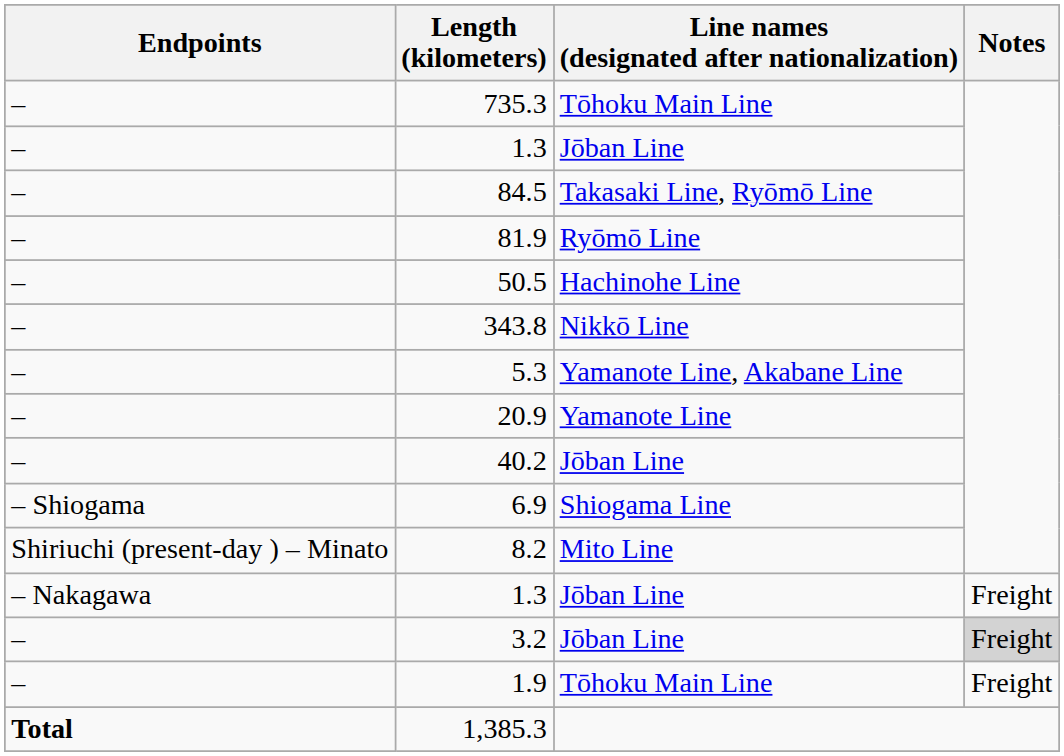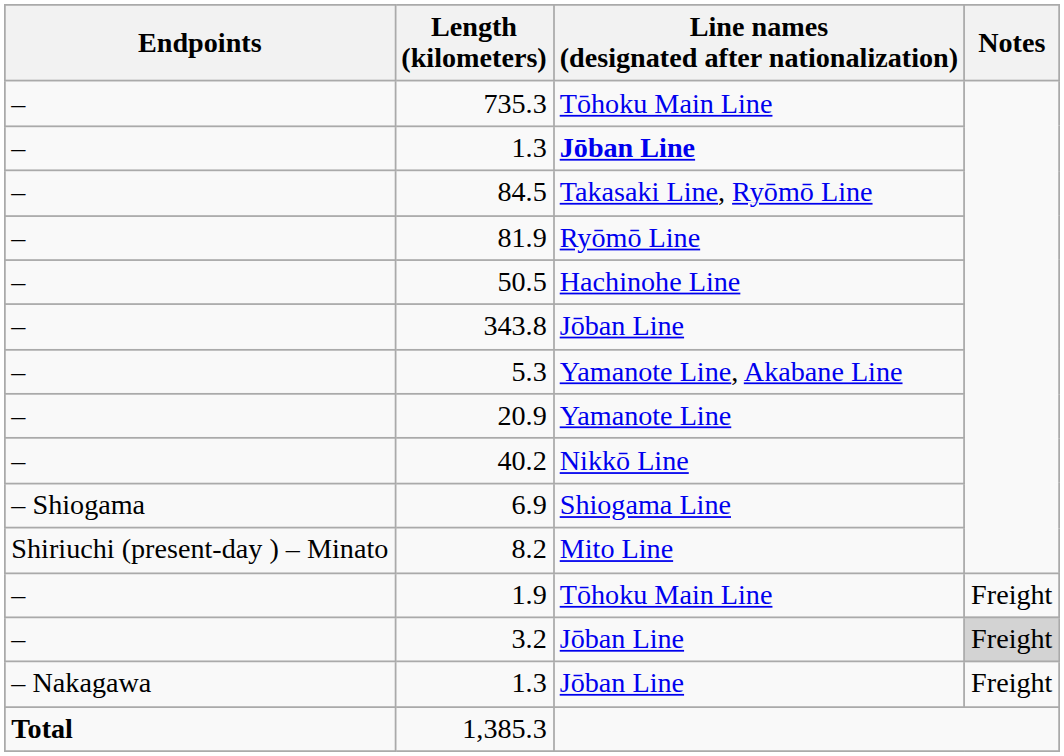(622, 147) normal -> (627, 147) bold
(624, 326) Nikkō Line -> (622, 326) Jōban Line
(622, 460) Jōban Line -> (624, 460) Nikkō Line
rows swapped: (18, 683) <-> (81, 594)
